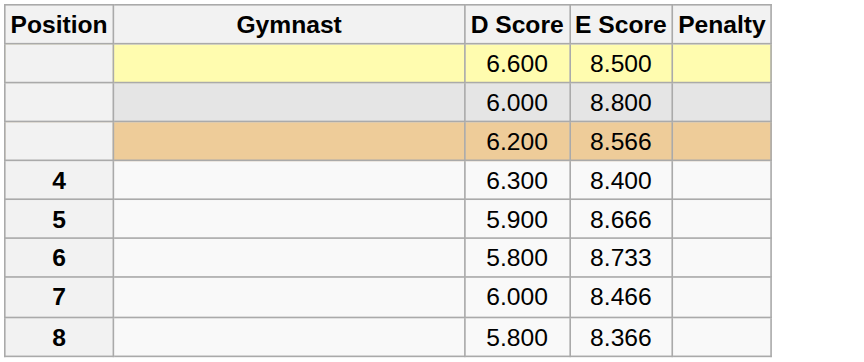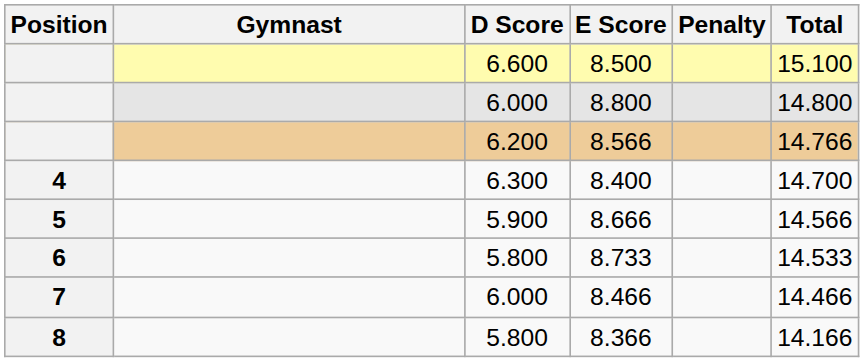+ column: (815, 24)
